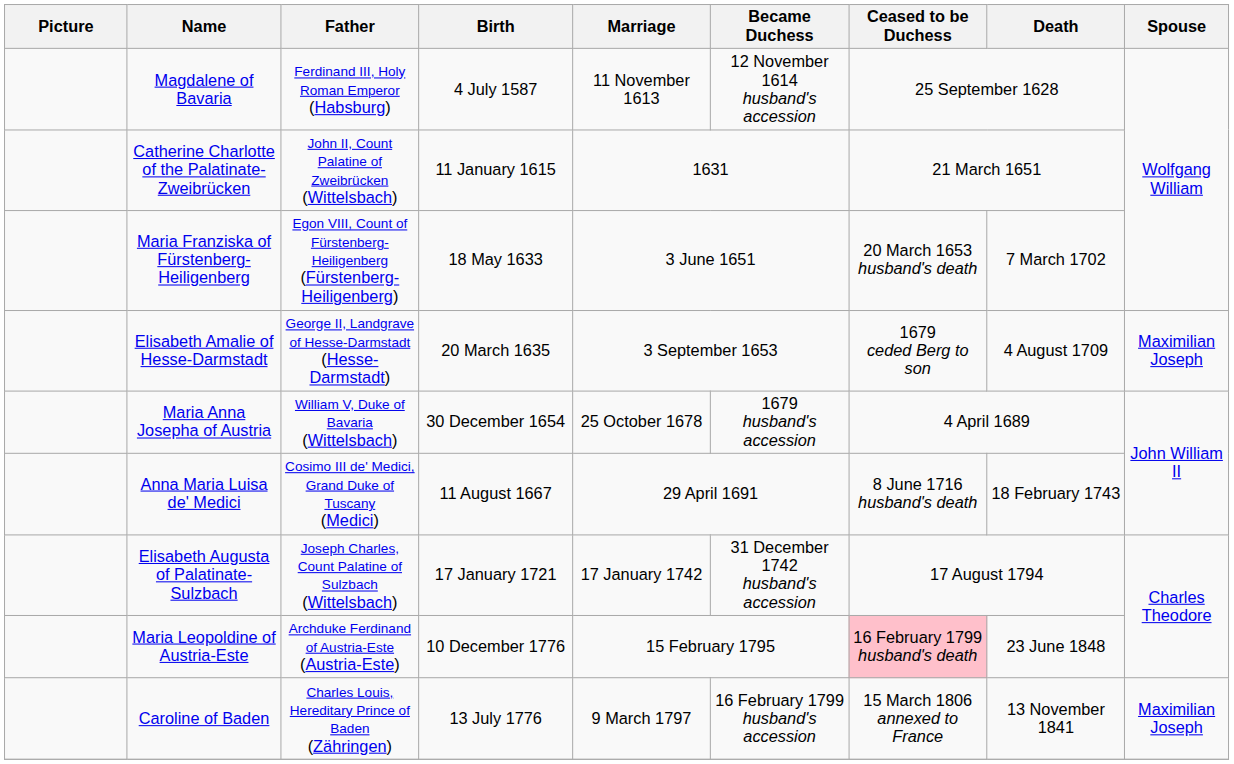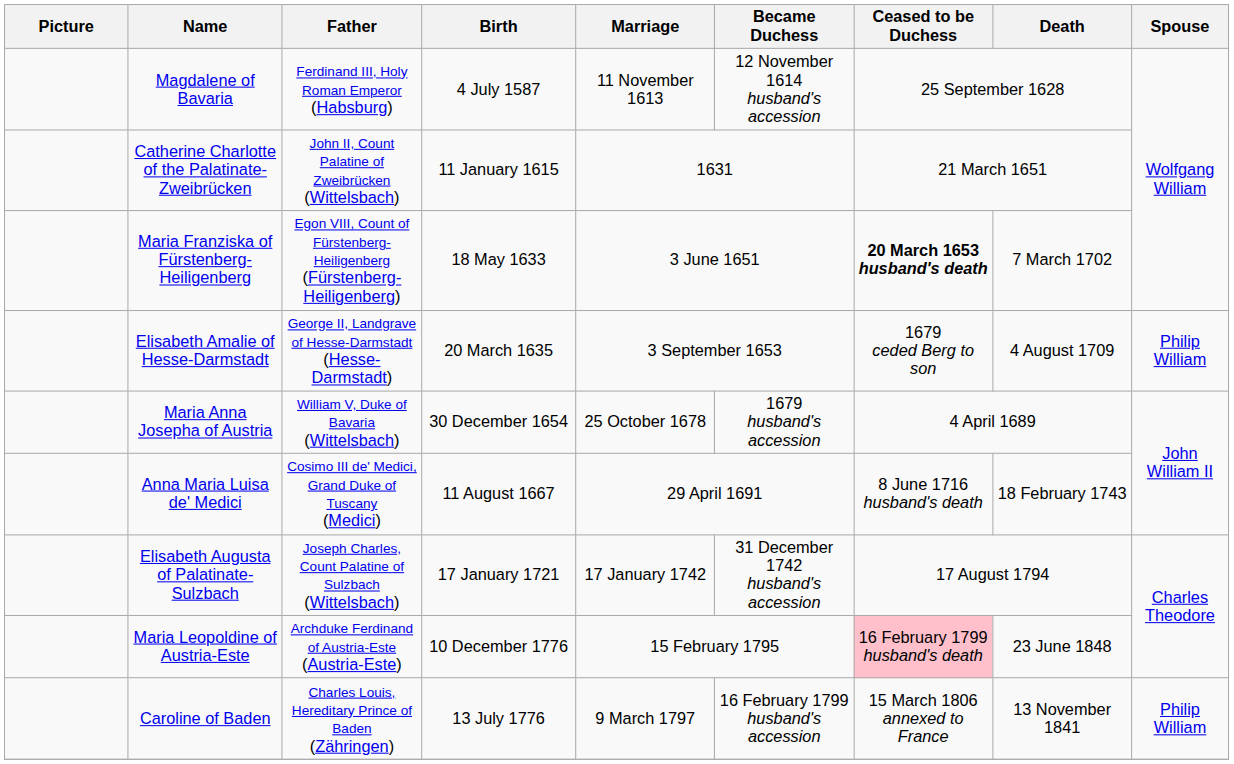(918, 260) normal -> (923, 260) bold
(1177, 350) Maximilian Joseph -> (1180, 350) Philip William
(1177, 718) Maximilian Joseph -> (1180, 718) Philip William
